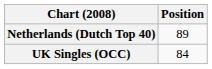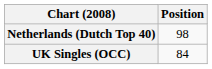(183, 34) 89 -> (183, 34) 98
